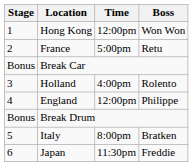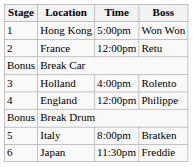(117, 30) 12:00pm -> (114, 30) 5:00pm
(114, 48) 5:00pm -> (117, 48) 12:00pm
